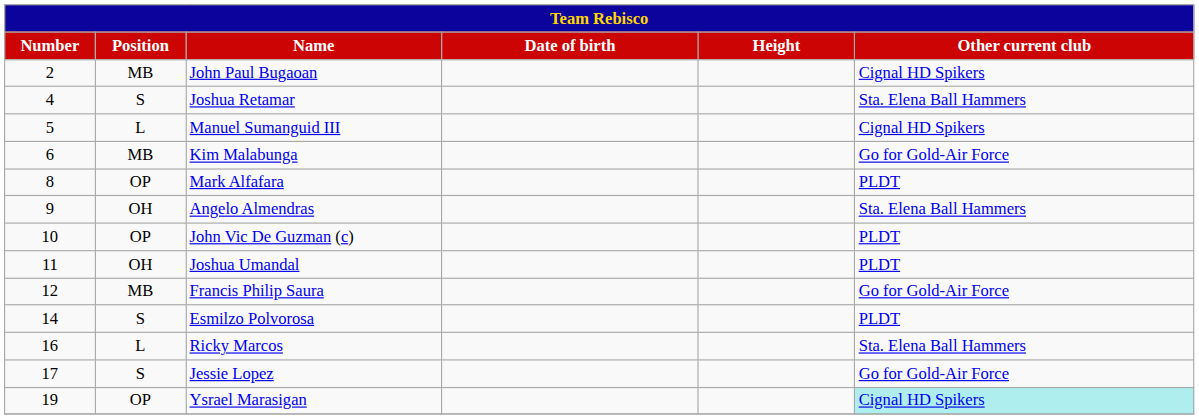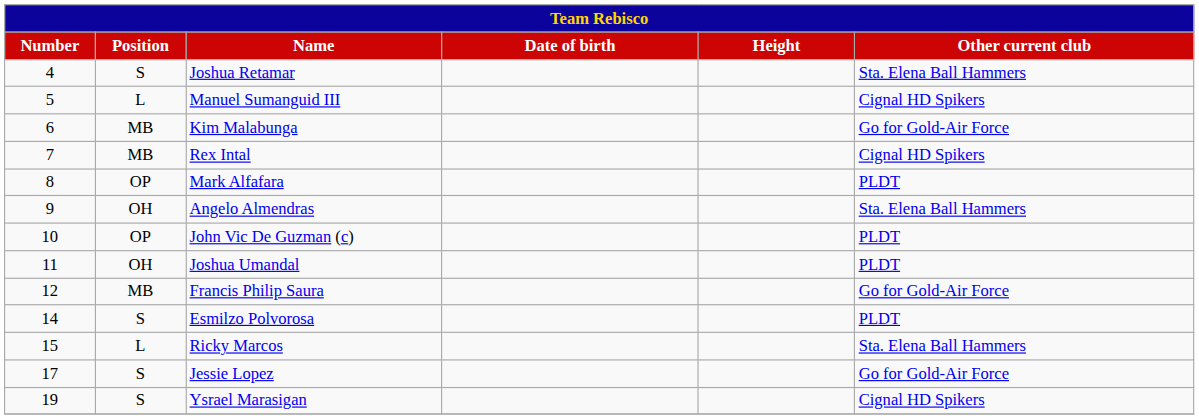- row: (253, 73)
+ row: (220, 155)
(50, 346) 16 -> (50, 346) 15
(140, 400) OP -> (140, 400) S
(922, 400) paleturquoise background -> (922, 400) no background
